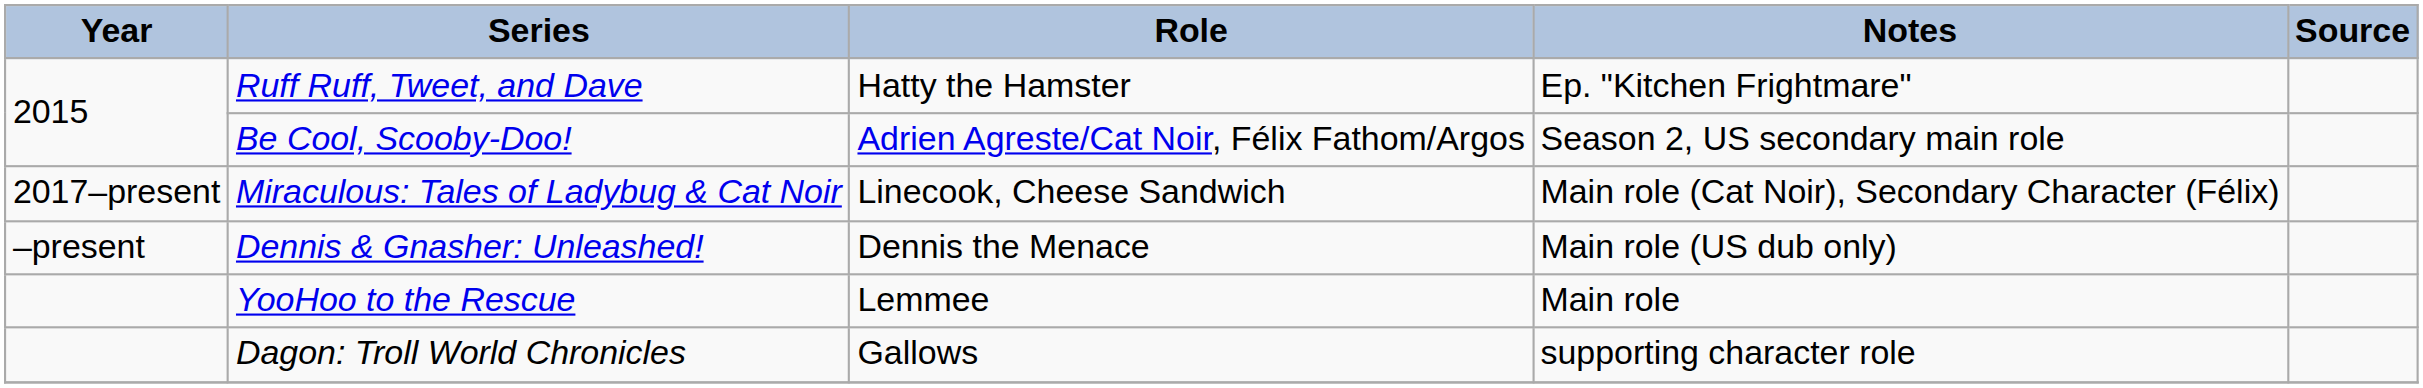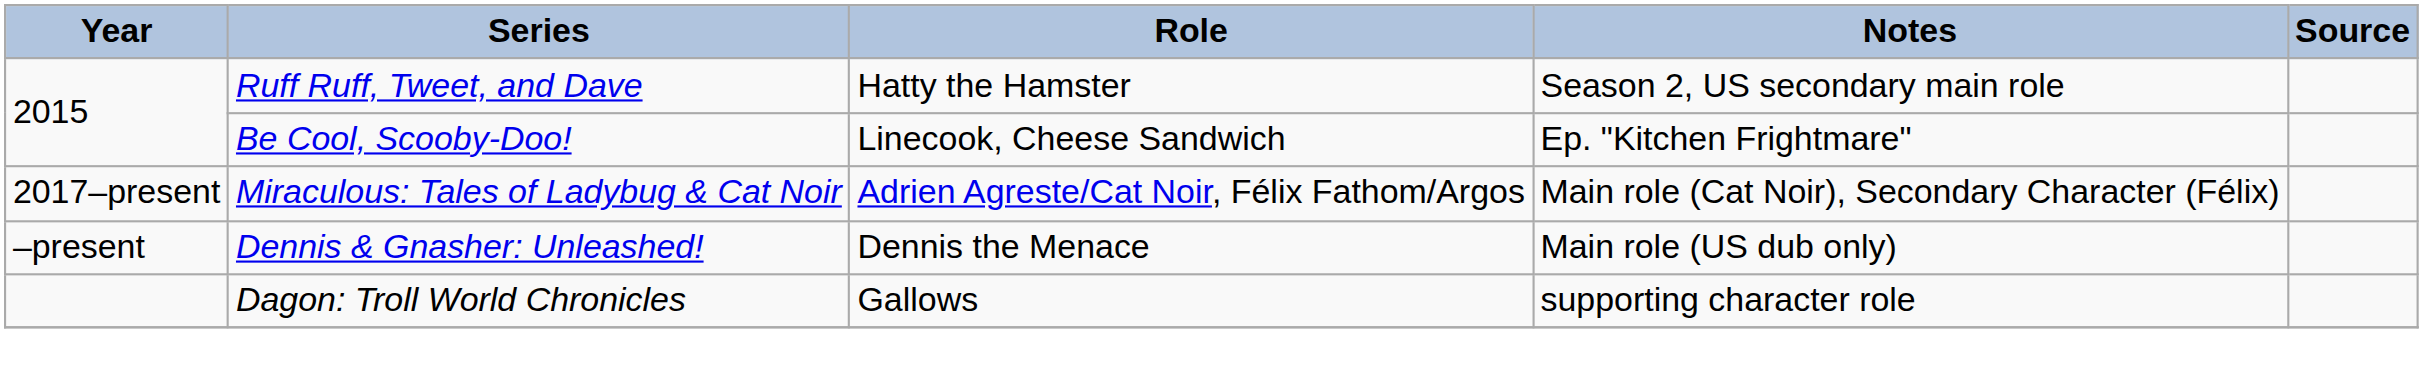(1726, 85) Ep. "Kitchen Frightmare" -> (1803, 85) Season 2, US secondary main role
(1191, 138) Adrien Agreste/Cat Noir, Félix Fathom/Argos -> (1071, 138) Linecook, Cheese Sandwich
(1803, 138) Season 2, US secondary main role -> (1726, 138) Ep. "Kitchen Frightmare"
(1071, 192) Linecook, Cheese Sandwich -> (1191, 192) Adrien Agreste/Cat Noir, Félix Fathom/Argos
- row: (406, 300)
